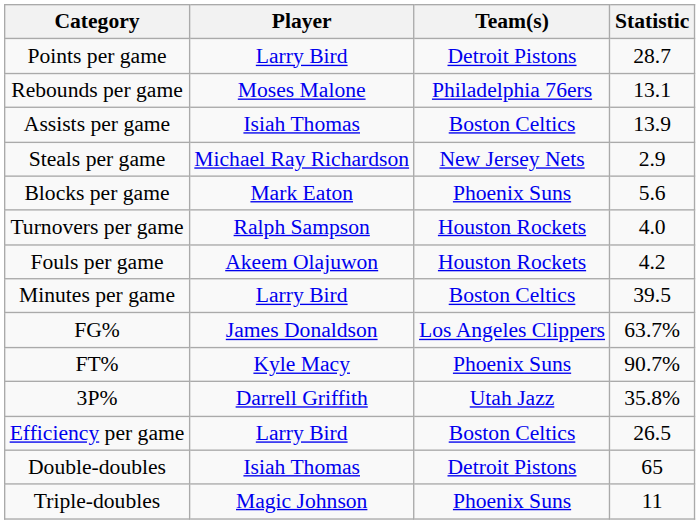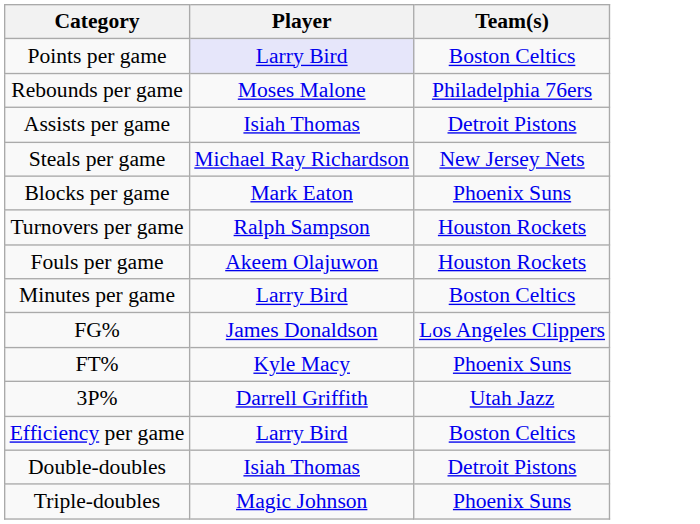- column: (652, 21)
(302, 55) no background -> (302, 55) lavender background
(512, 55) Detroit Pistons -> (512, 55) Boston Celtics
(512, 124) Boston Celtics -> (512, 124) Detroit Pistons
